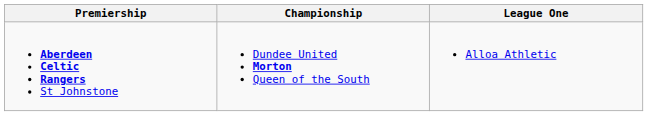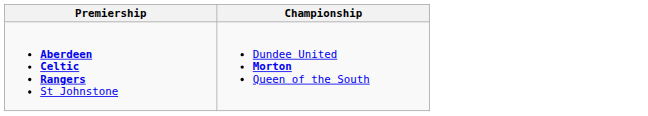- column: (536, 13)
